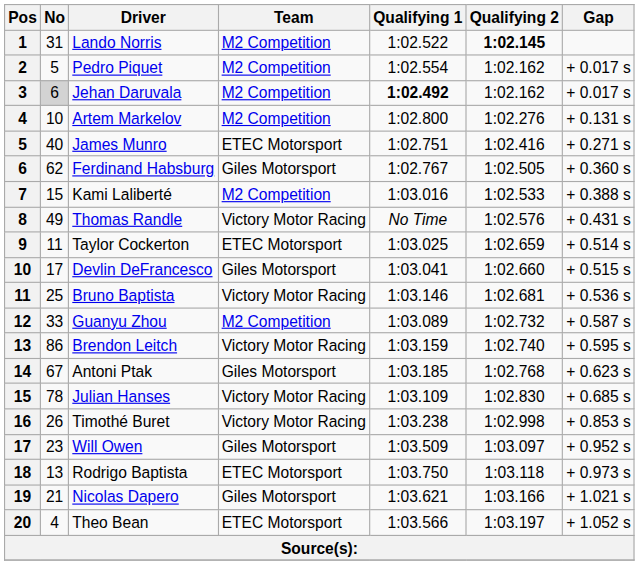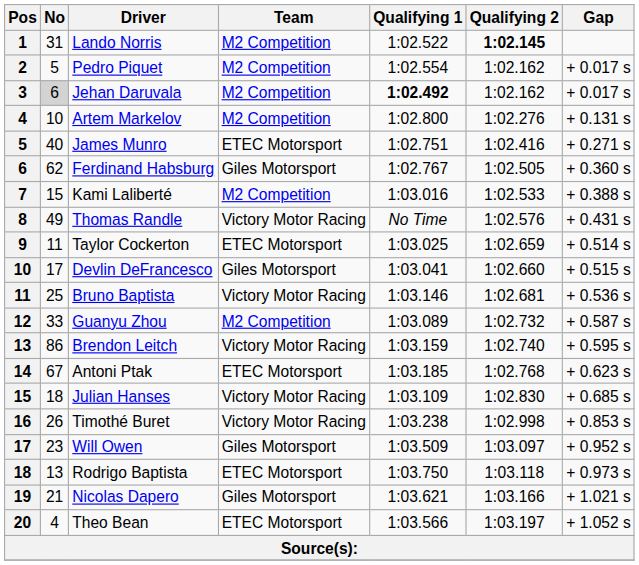(279, 371) Giles Motorsport -> (282, 371) ETEC Motorsport
(55, 396) 78 -> (55, 396) 18
